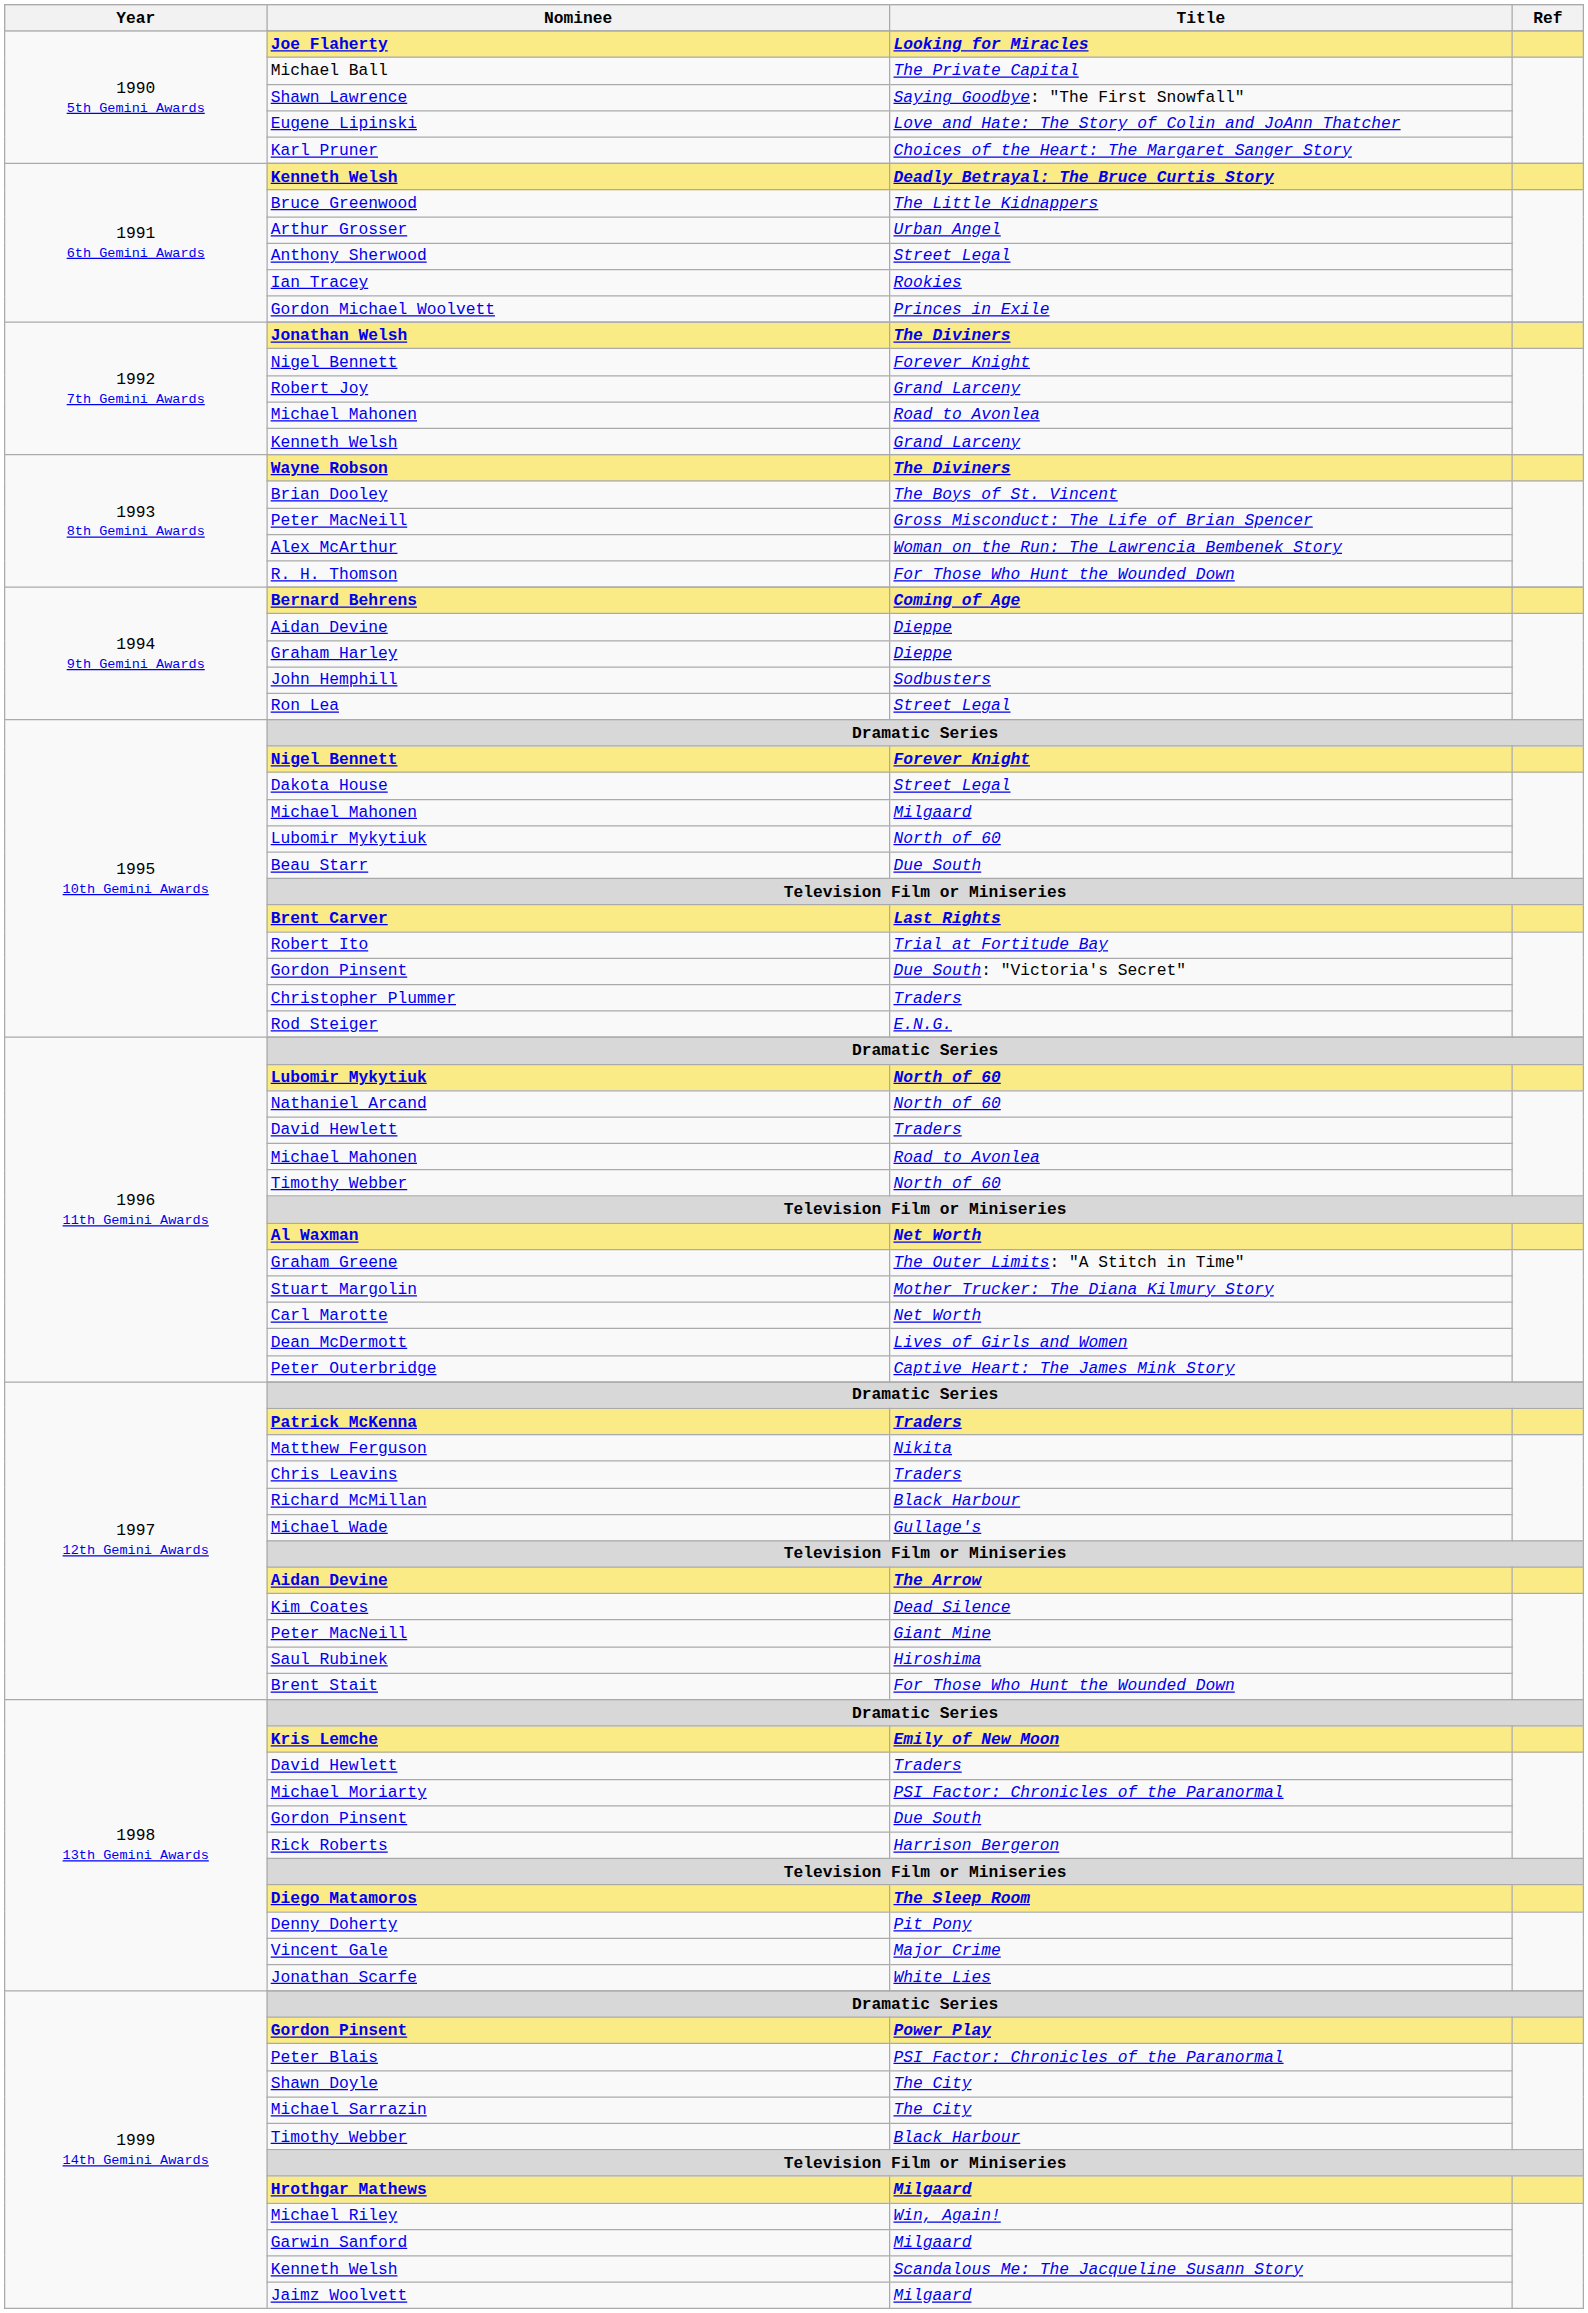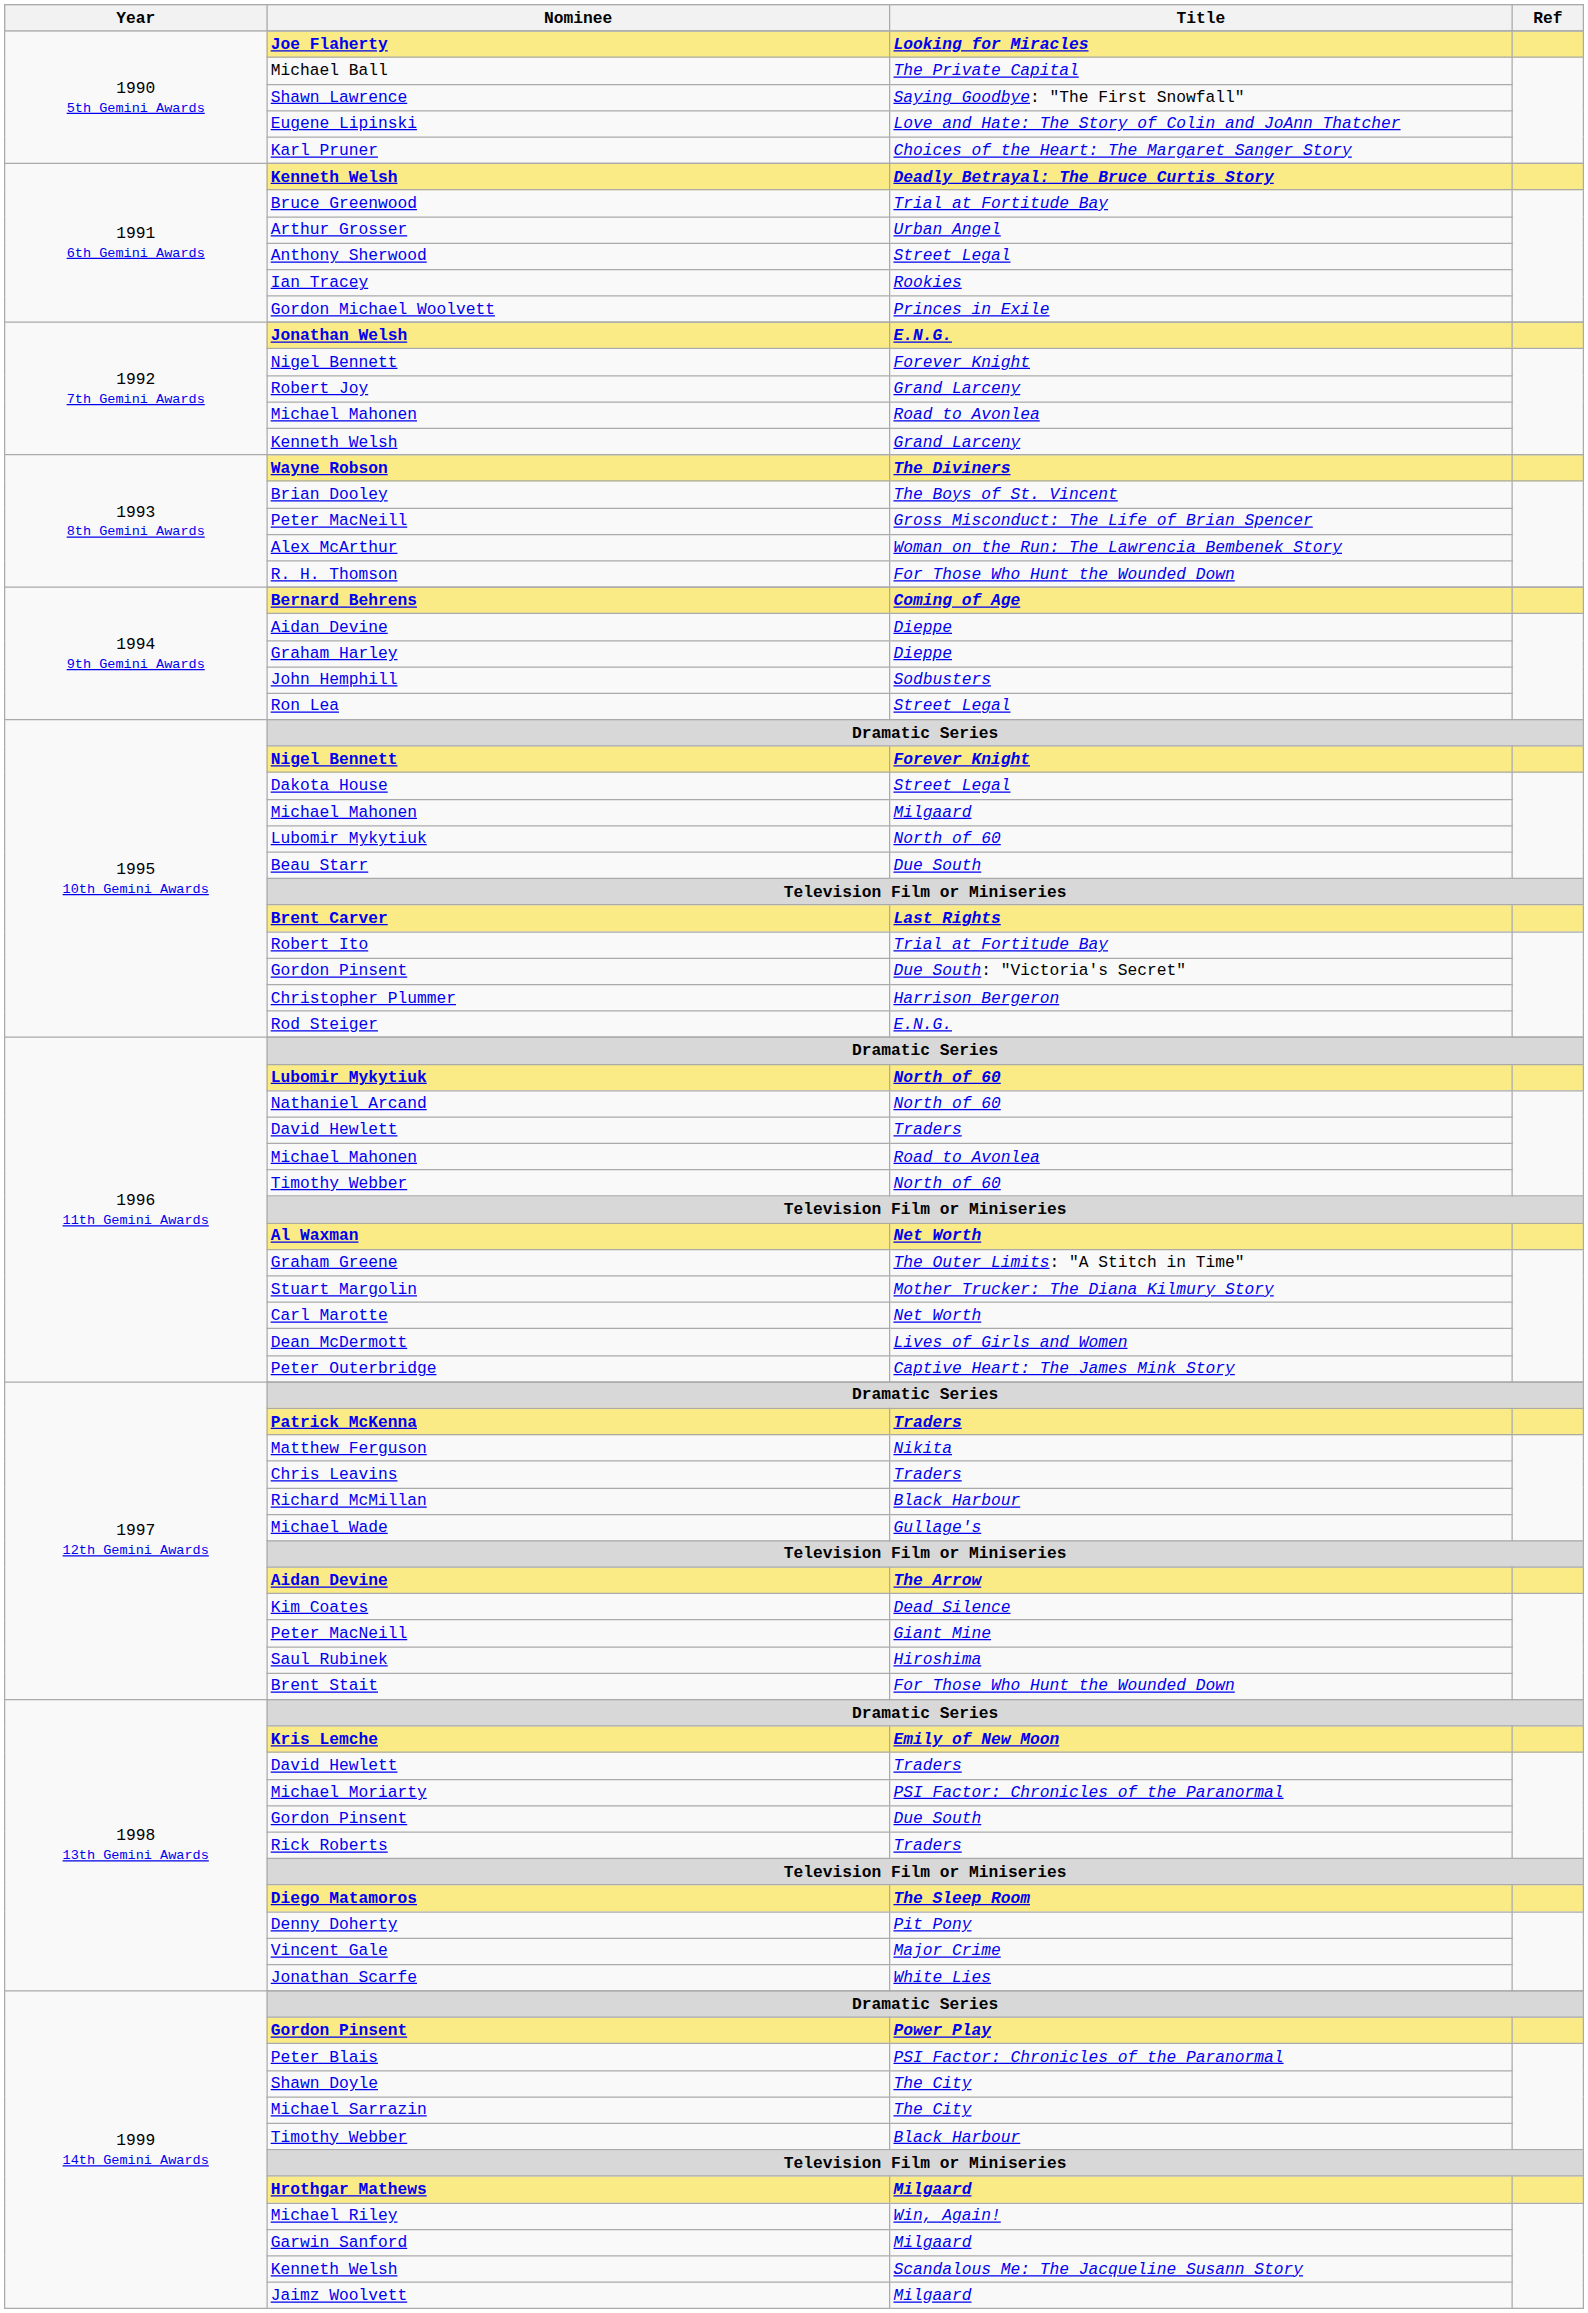(996, 203) The Little Kidnappers -> (1001, 203) Trial at Fortitude Bay
(952, 336) The Diviners -> (923, 336) E.N.G.
(928, 998) Traders -> (976, 998) Harrison Bergeron
(976, 1845) Harrison Bergeron -> (928, 1845) Traders
